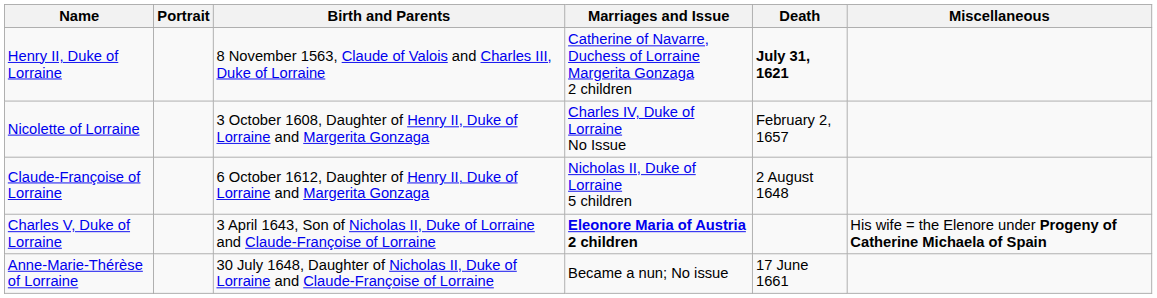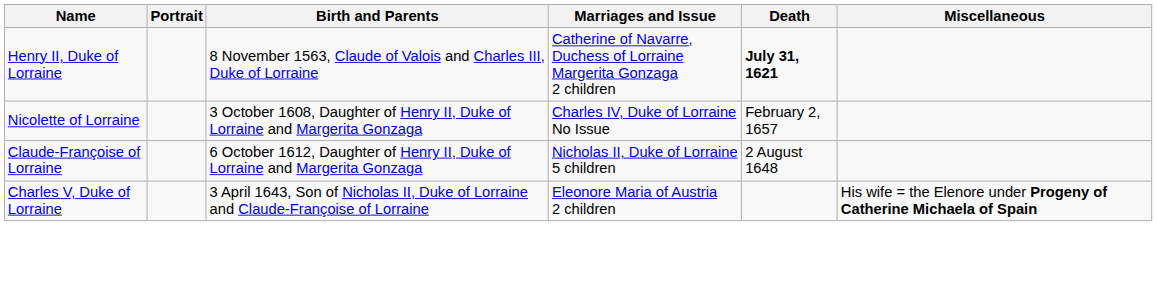(657, 233) bold -> (635, 200) normal
- row: (75, 273)
